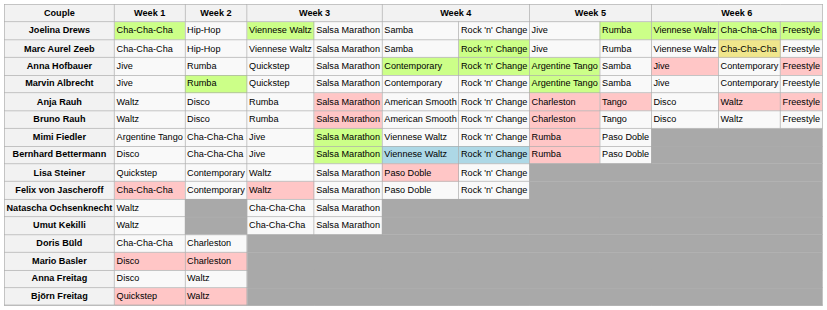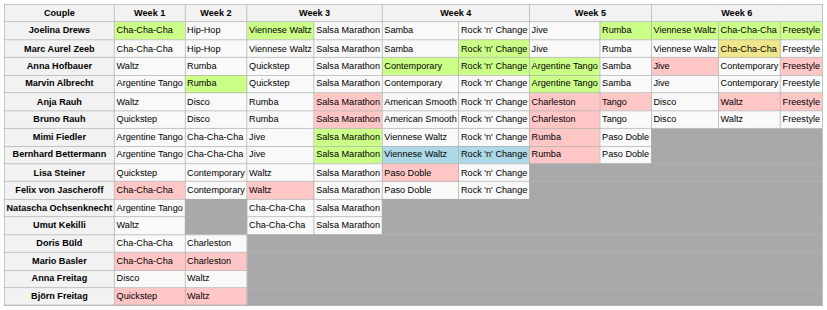(125, 66) Jive -> (128, 66) Waltz
(125, 83) Jive -> (150, 83) Argentine Tango
(128, 119) Waltz -> (137, 119) Quickstep
(128, 154) Disco -> (150, 154) Argentine Tango
(128, 207) Waltz -> (150, 207) Argentine Tango
(128, 260) Disco -> (145, 260) Cha-Cha-Cha
